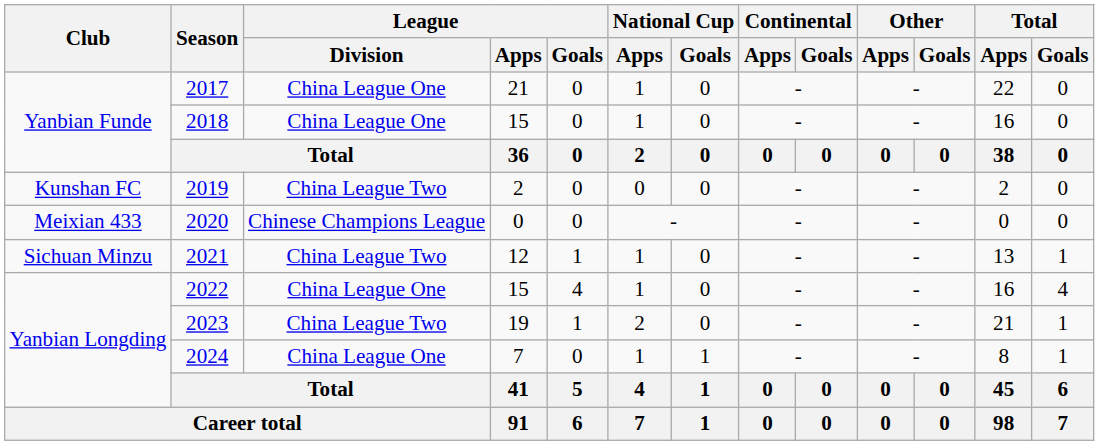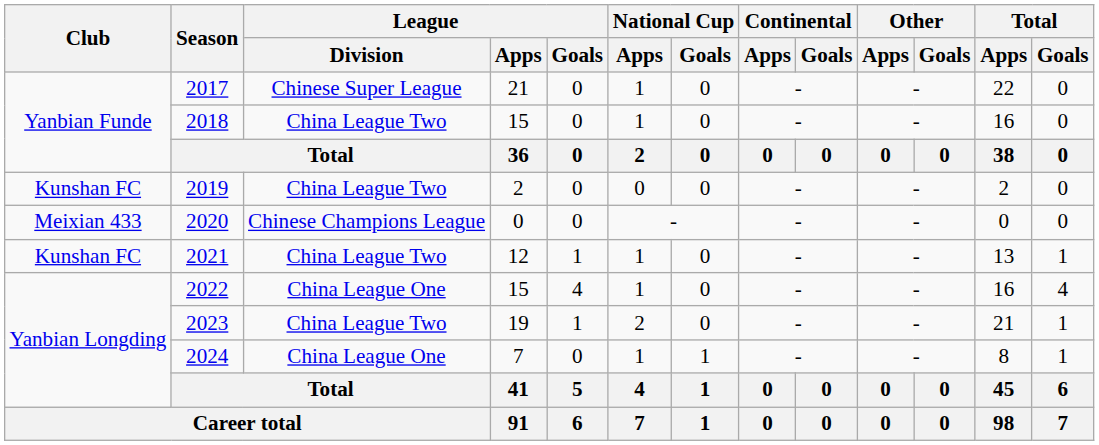(367, 88) China League One -> (367, 88) Chinese Super League
(367, 121) China League One -> (367, 121) China League Two
(88, 255) Sichuan Minzu -> (88, 255) Kunshan FC
